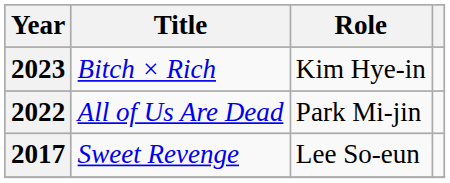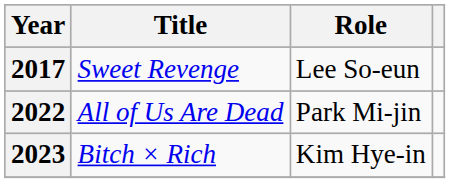rows swapped: (38, 154) <-> (38, 68)
